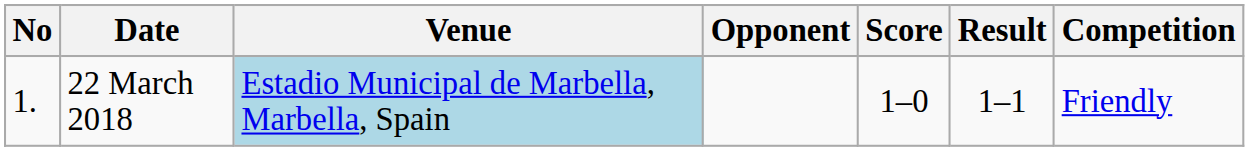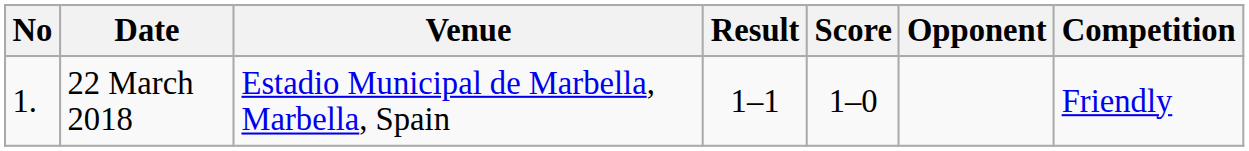columns swapped: (780, 30) <-> (1002, 30)
(448, 100) lightblue background -> (448, 100) no background
